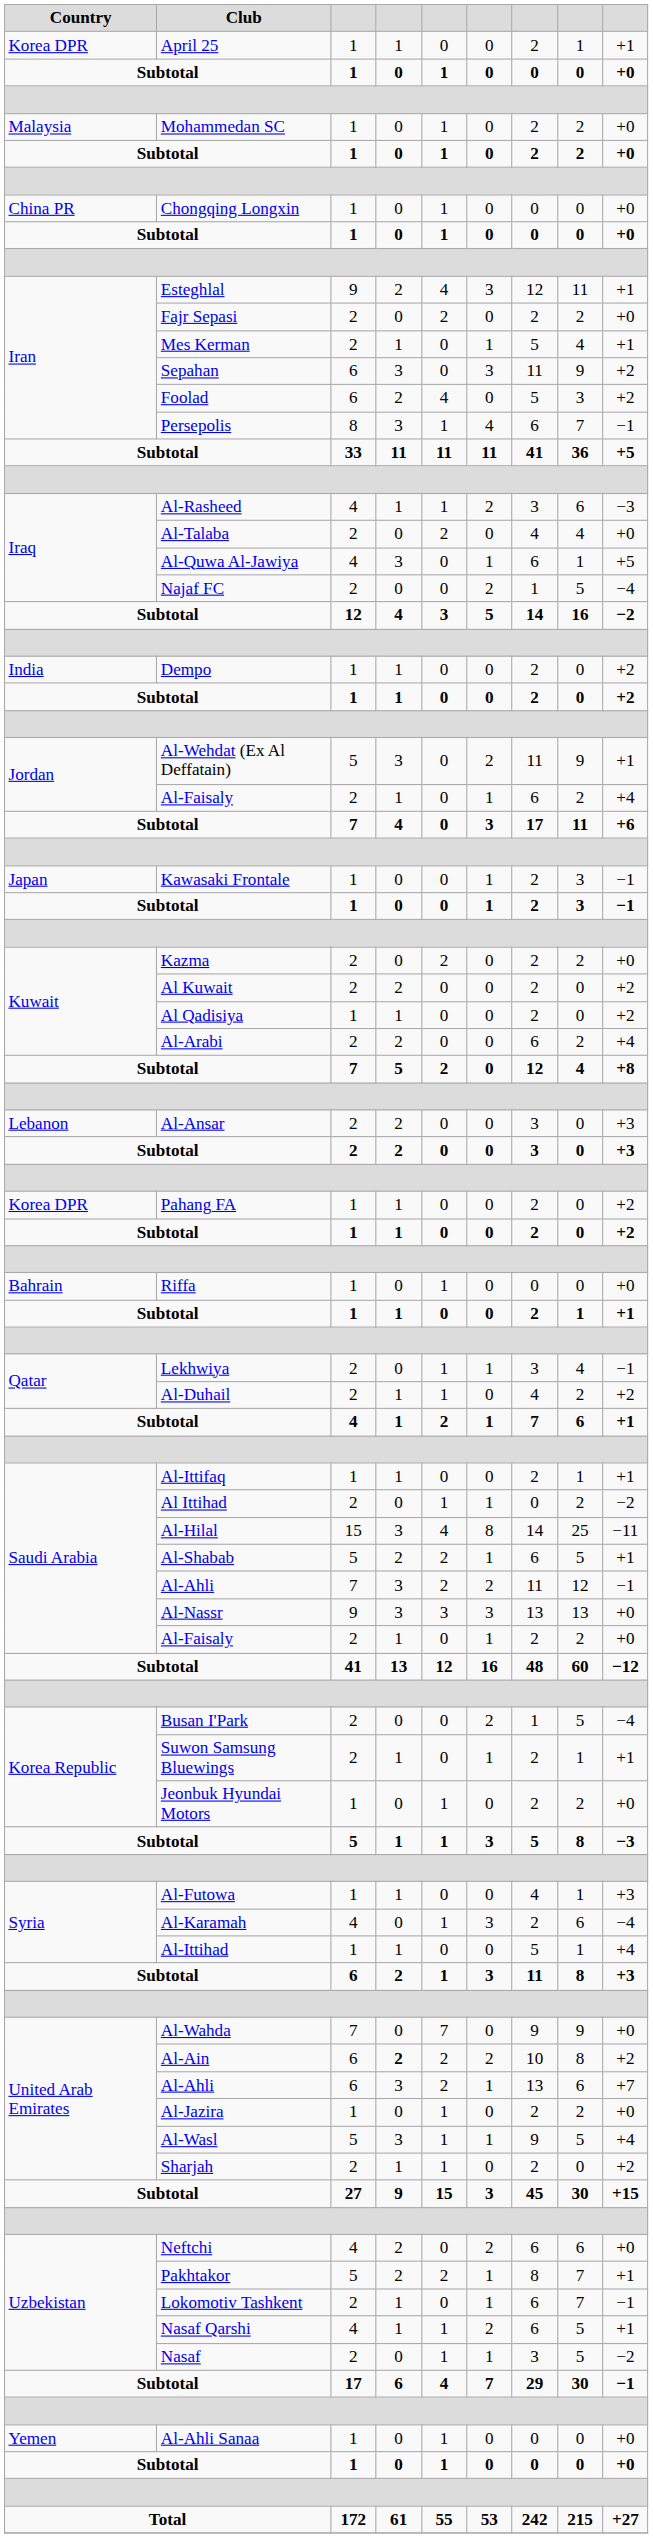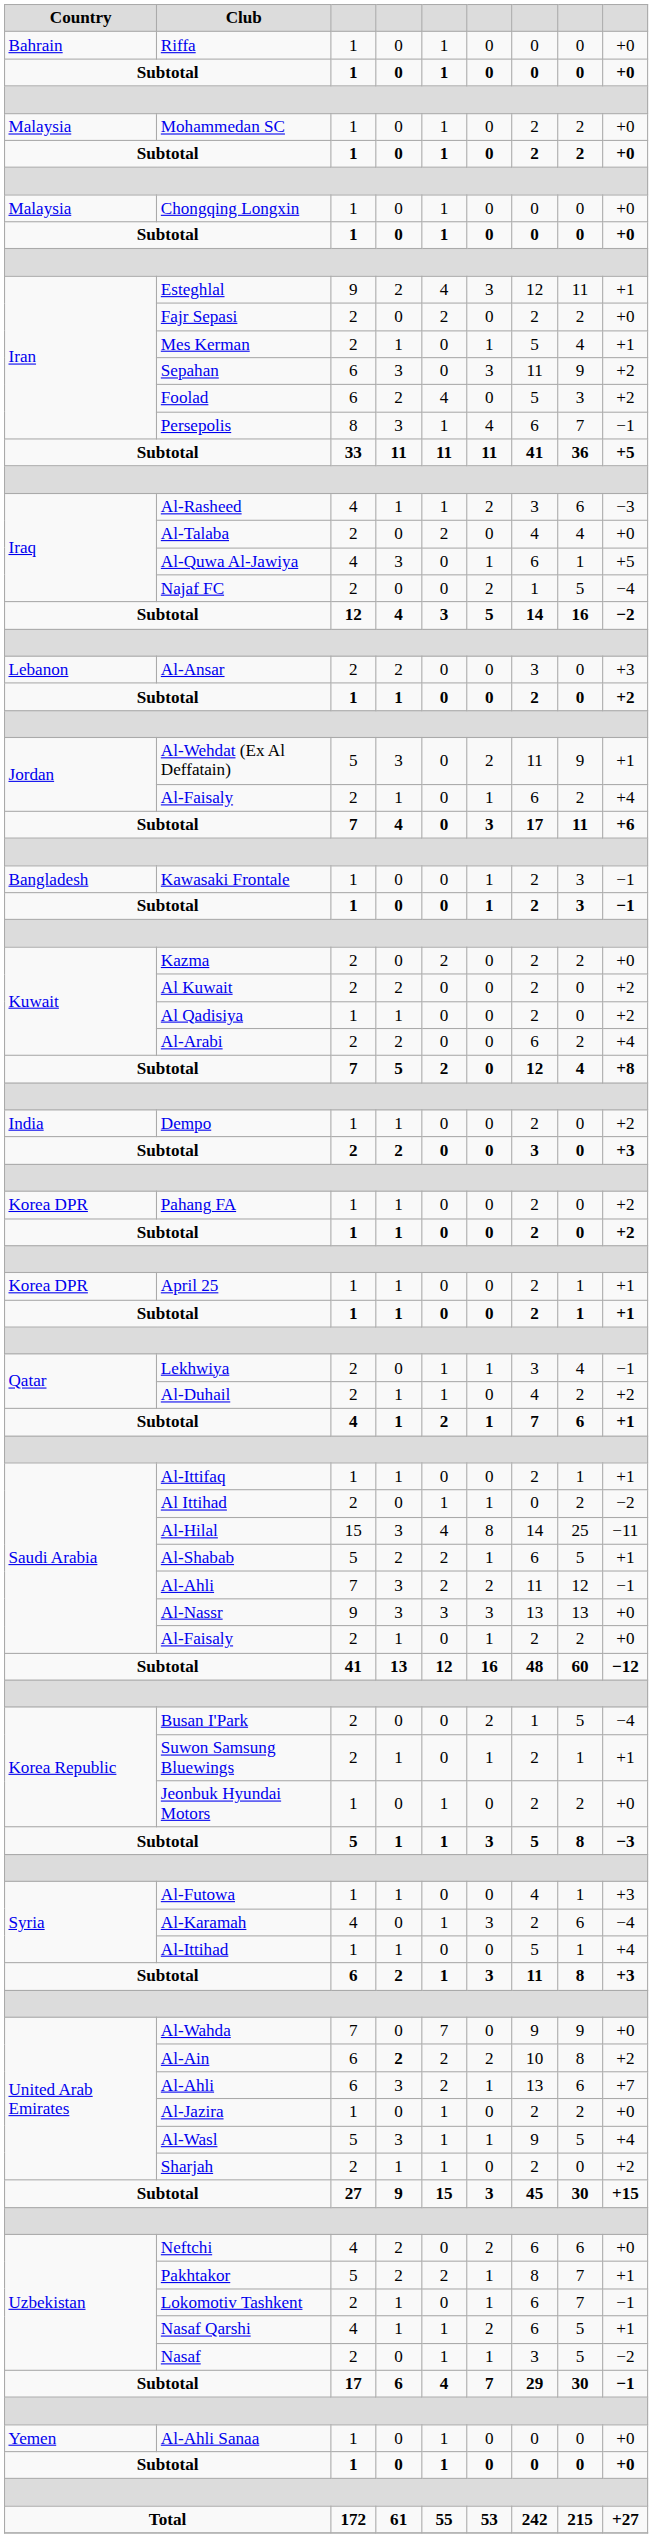rows swapped: (178, 1286) <-> (190, 45)
(42, 208) China PR -> (40, 208) Malaysia
rows swapped: (186, 669) <-> (193, 1123)
(28, 879) Japan -> (48, 879) Bangladesh
